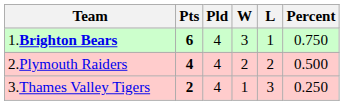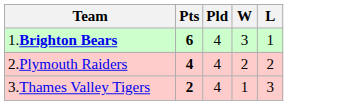- column: (311, 16)
